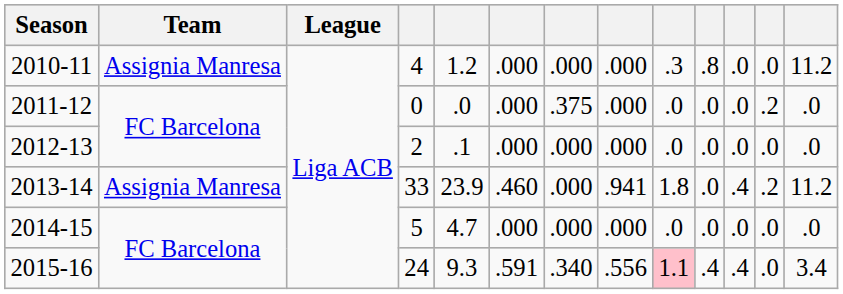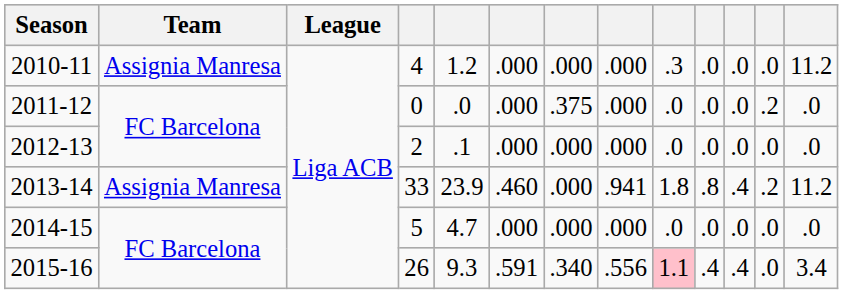(710, 65) .8 -> (710, 65) .0
(710, 187) .0 -> (710, 187) .8
(417, 268) 24 -> (417, 268) 26
